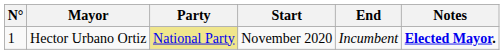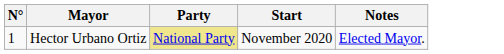- column: (368, 15)
(450, 37) bold -> (382, 37) normal
